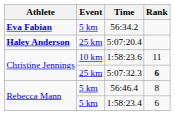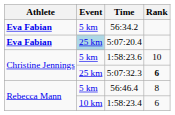(38, 42) Haley Anderson -> (29, 42) Eva Fabian
(91, 42) no background -> (91, 42) lightblue background
(91, 58) 10 km -> (88, 58) 5 km
(157, 58) 11 -> (157, 58) 10
(88, 103) 5 km -> (91, 103) 10 km
